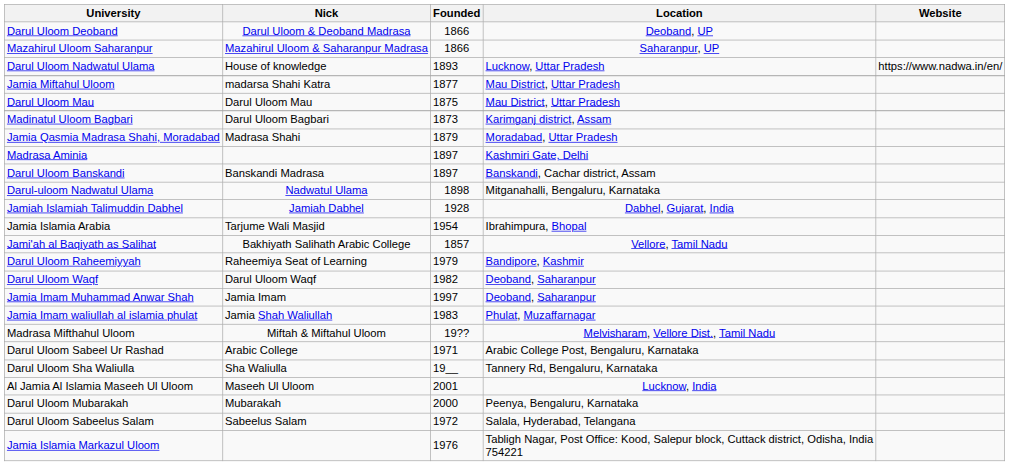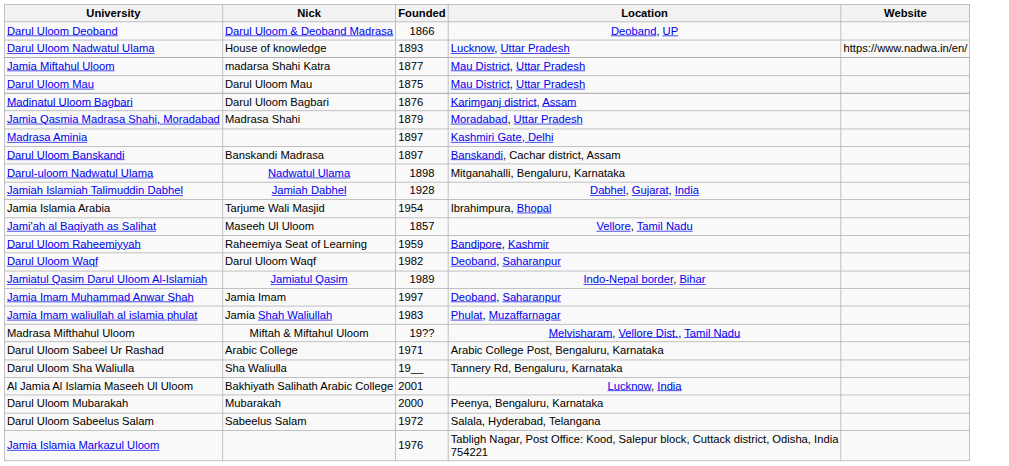- row: (80, 48)
(446, 119) 1873 -> (411, 102) 1876
(326, 244) Bakhiyath Salihath Arabic College -> (270, 226) Maseeh Ul Uloom
(446, 262) 1979 -> (411, 244) 1959
+ row: (107, 279)
(270, 386) Maseeh Ul Uloom -> (309, 386) Bakhiyath Salihath Arabic College
